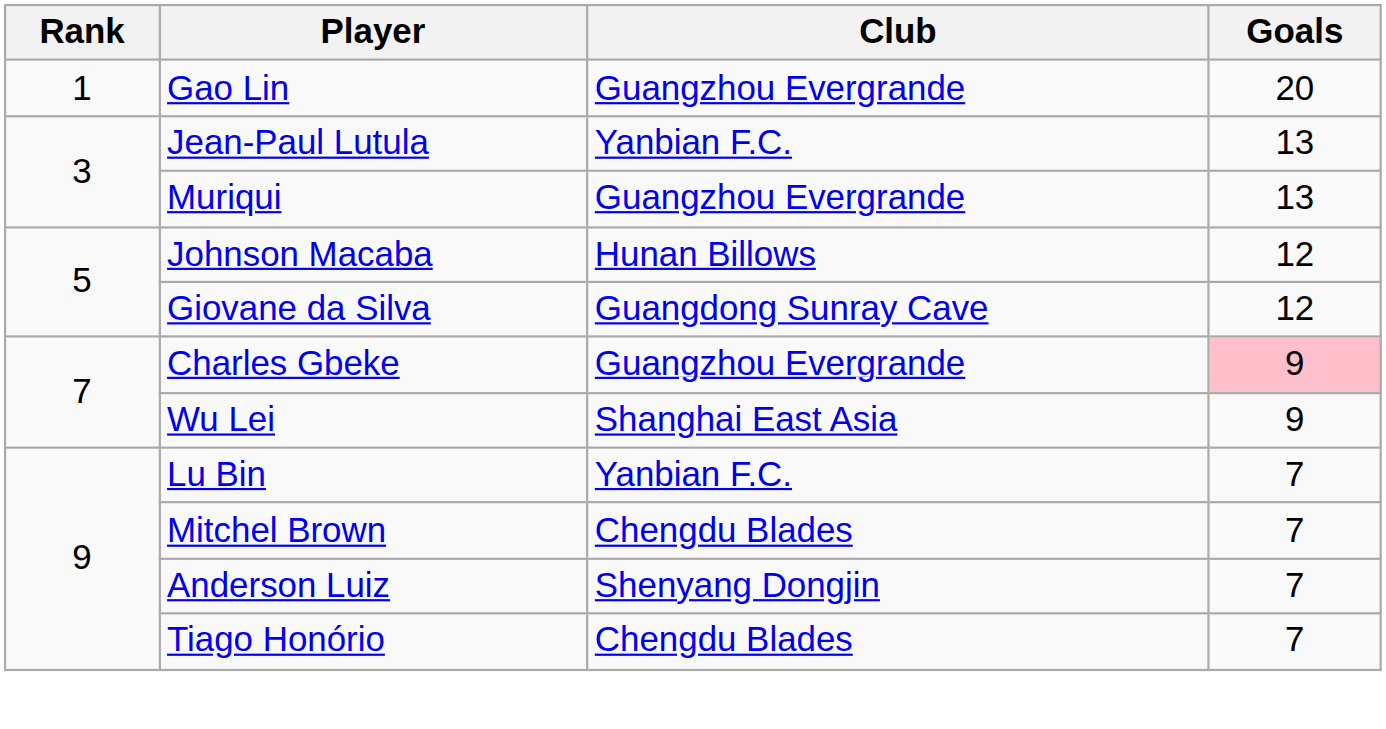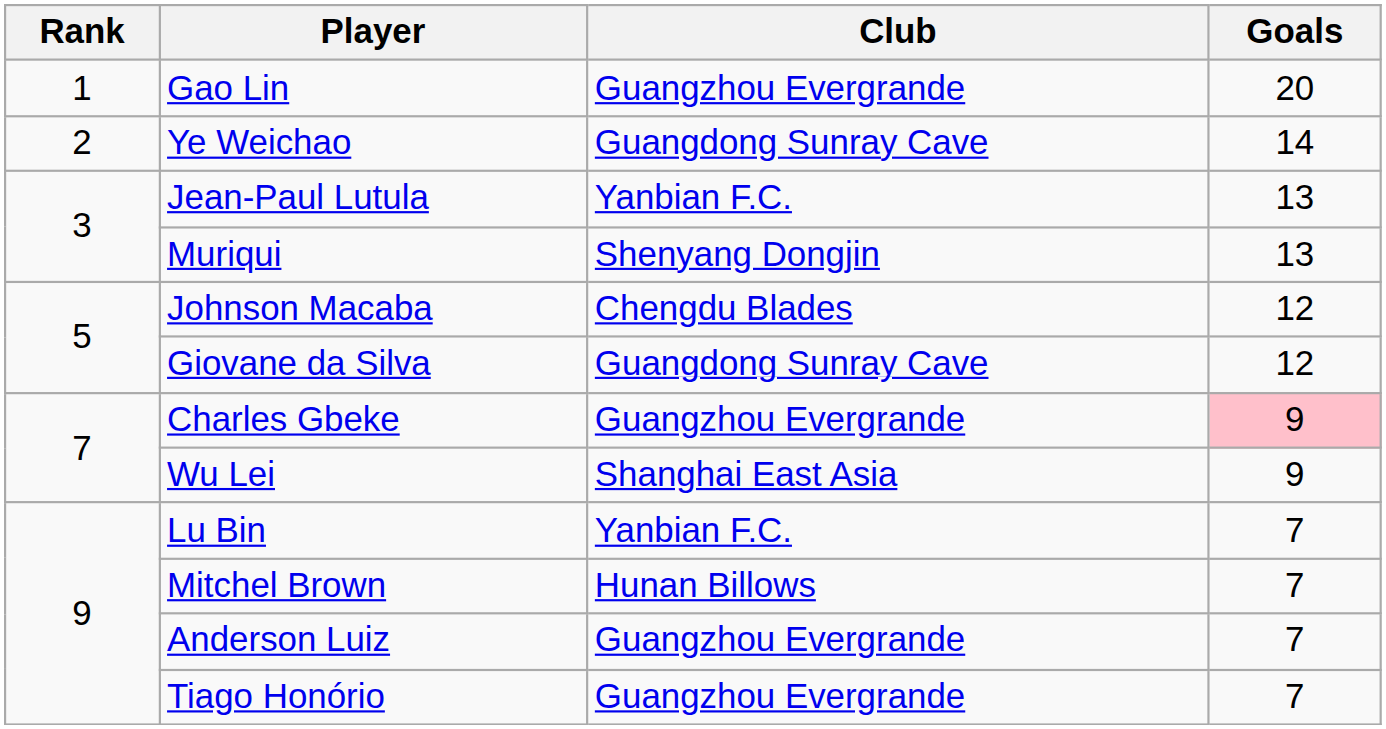+ row: (259, 142)
(780, 198) Guangzhou Evergrande -> (737, 253) Shenyang Dongjin
(705, 253) Hunan Billows -> (724, 308) Chengdu Blades
(724, 530) Chengdu Blades -> (705, 585) Hunan Billows
(737, 585) Shenyang Dongjin -> (780, 640) Guangzhou Evergrande
(724, 640) Chengdu Blades -> (780, 695) Guangzhou Evergrande
